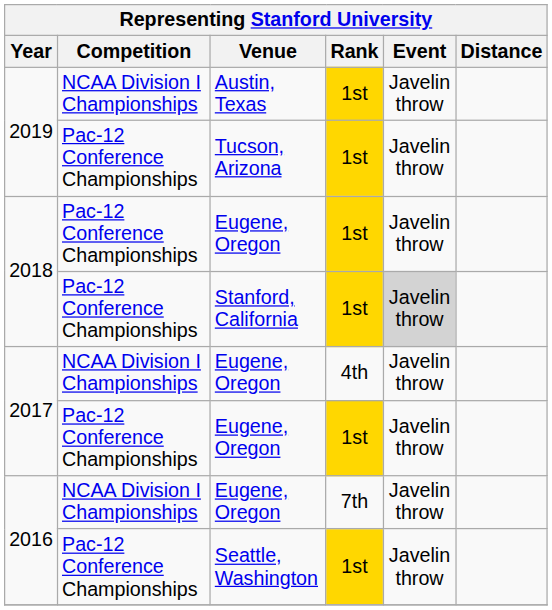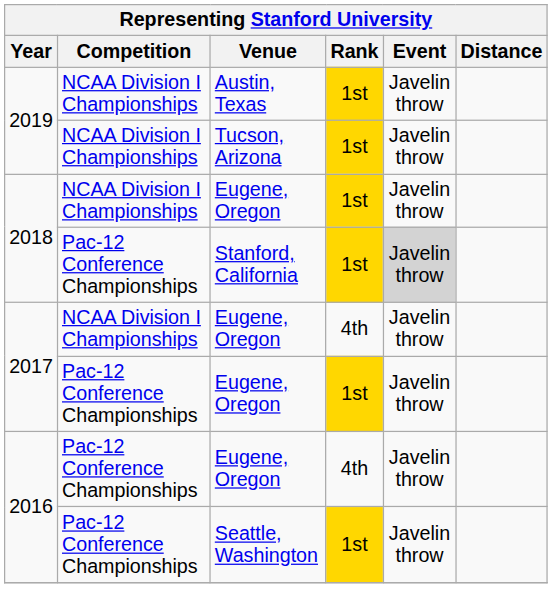(130, 158) Pac-12 Conference Championships -> (131, 146) NCAA Division I Championships
(130, 233) Pac-12 Conference Championships -> (131, 200) NCAA Division I Championships
(131, 502) NCAA Division I Championships -> (130, 469) Pac-12 Conference Championships
(354, 502) 7th -> (354, 469) 4th
